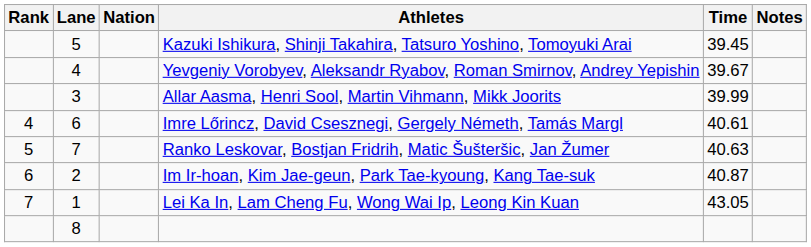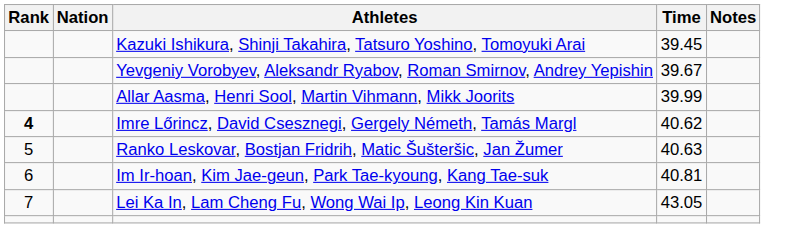- column: (76, 17)
(29, 123) normal -> (29, 123) bold
(728, 123) 40.61 -> (681, 123) 40.62
(728, 176) 40.87 -> (681, 176) 40.81
